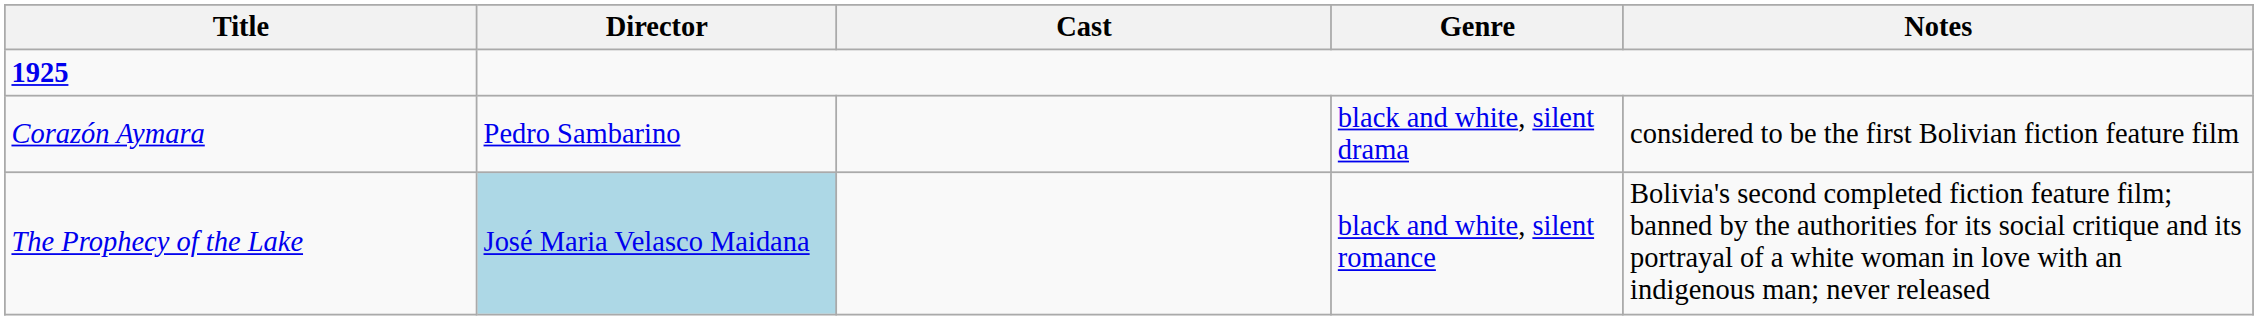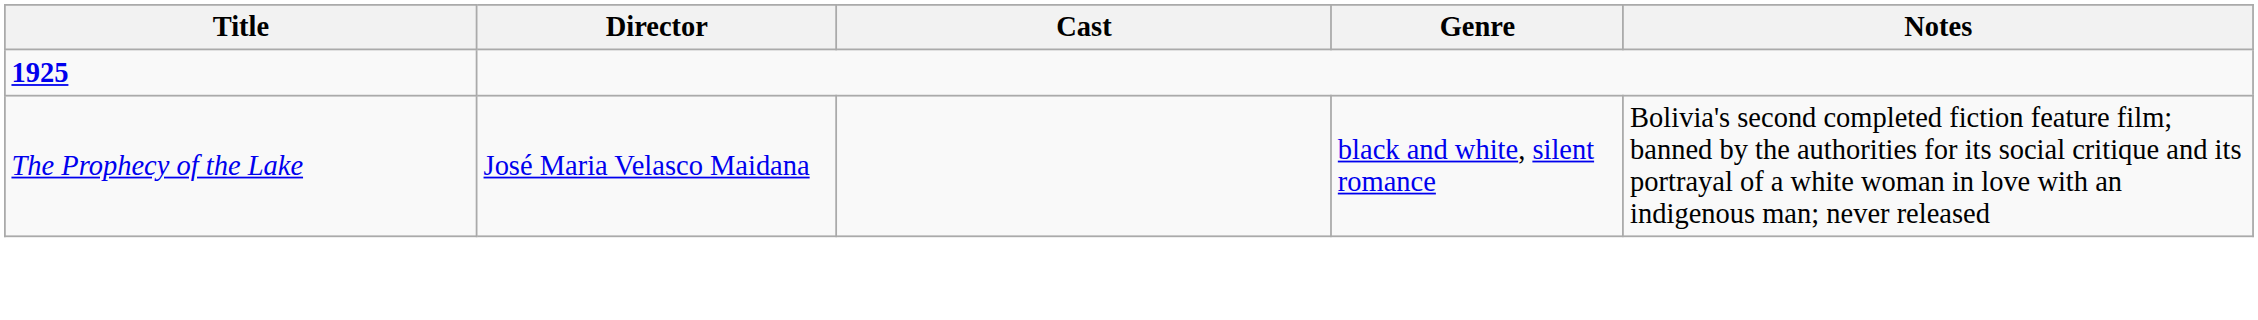- row: (108, 133)
(647, 242) lightblue background -> (647, 165) no background
